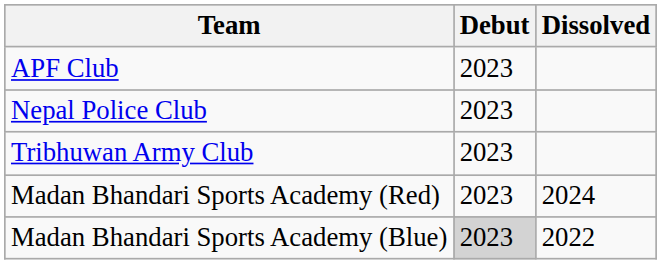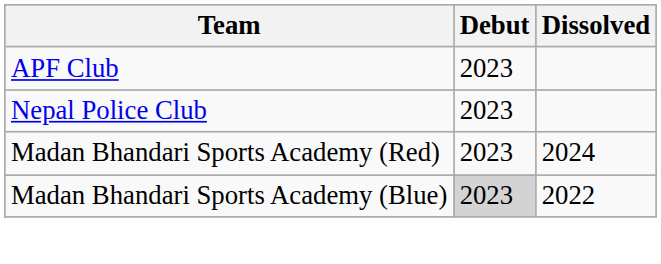- row: (132, 152)
